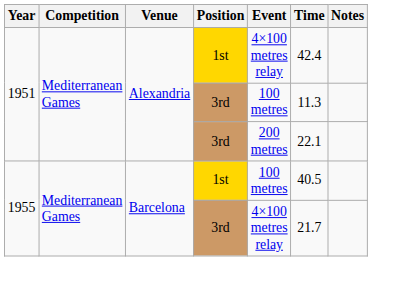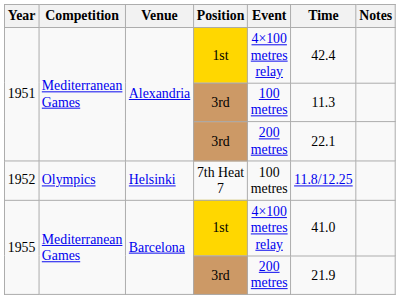+ row: (22, 180)
(269, 180) 100 metres -> (269, 228) 4×100 metres relay
(309, 180) 40.5 -> (323, 228) 41.0
(269, 228) 4×100 metres relay -> (269, 275) 200 metres
(309, 228) 21.7 -> (323, 275) 21.9
